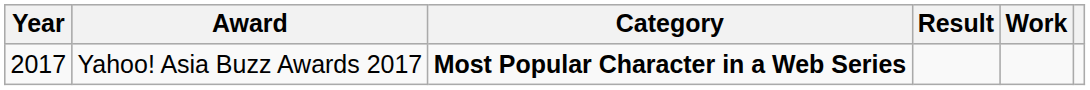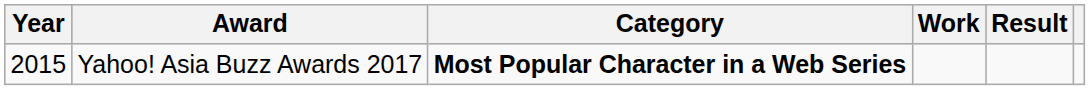columns swapped: (1036, 24) <-> (956, 24)
(38, 63) 2017 -> (38, 63) 2015
